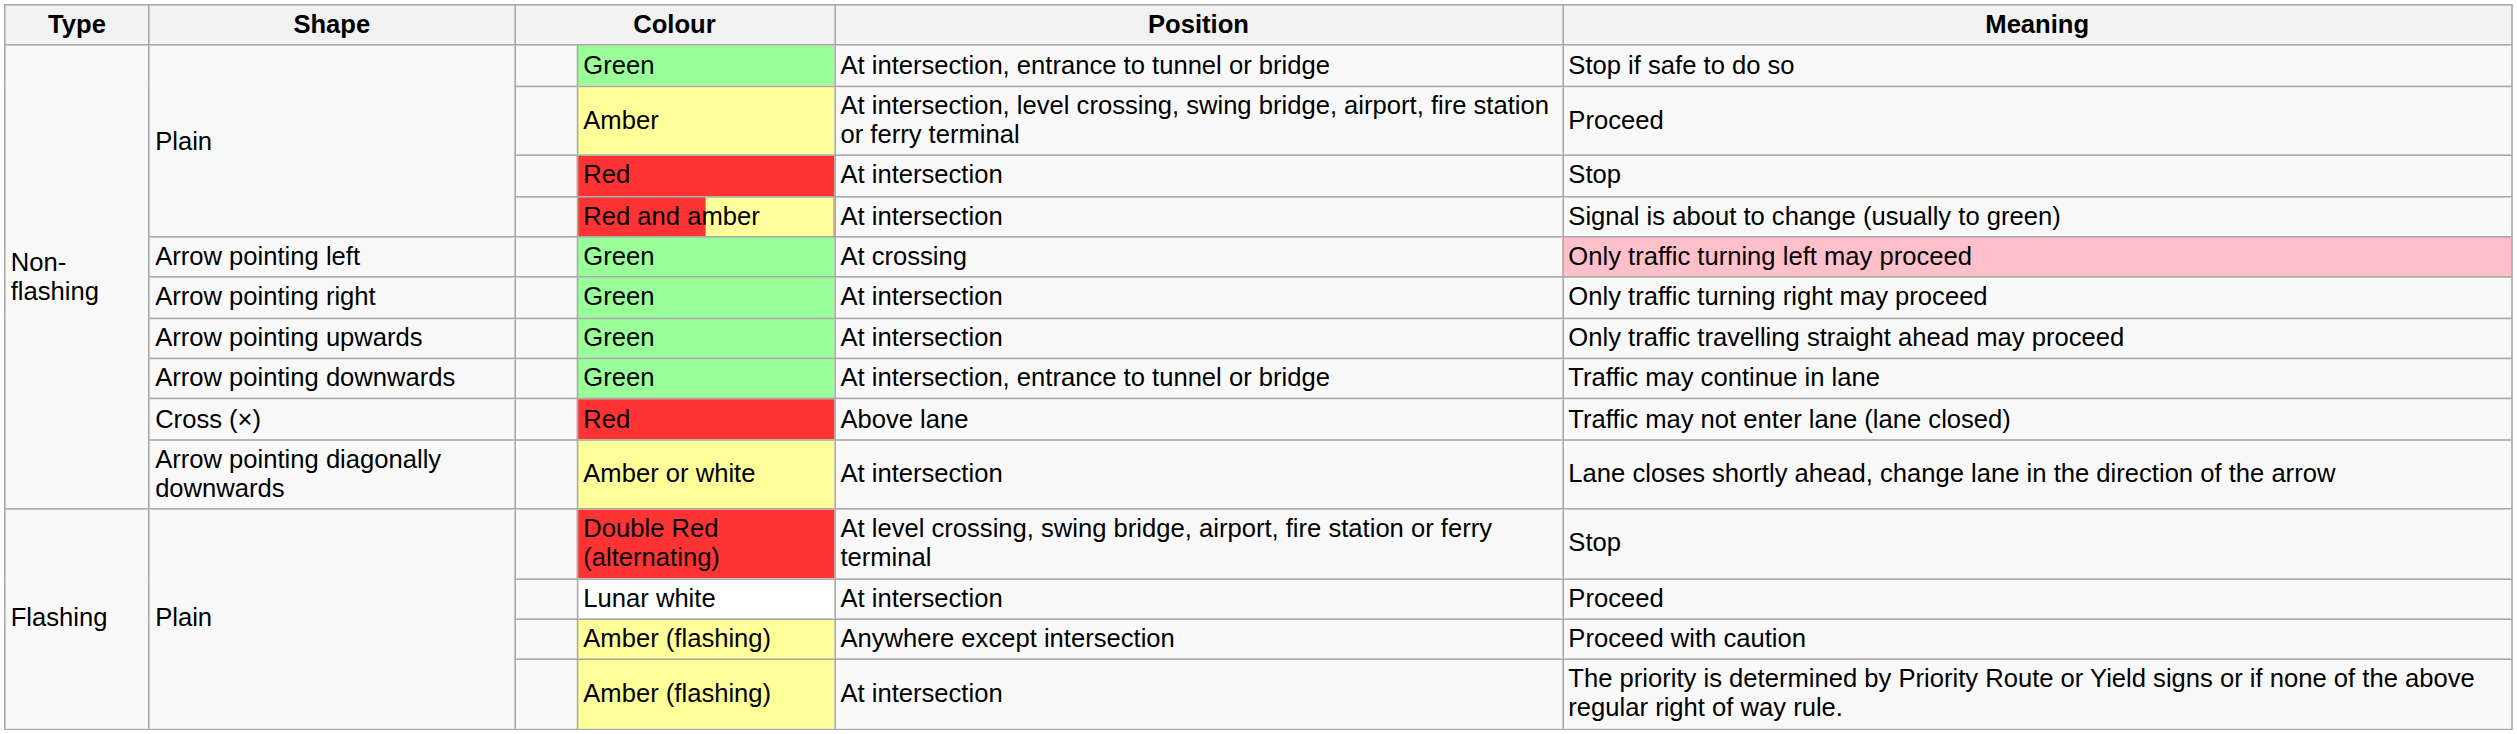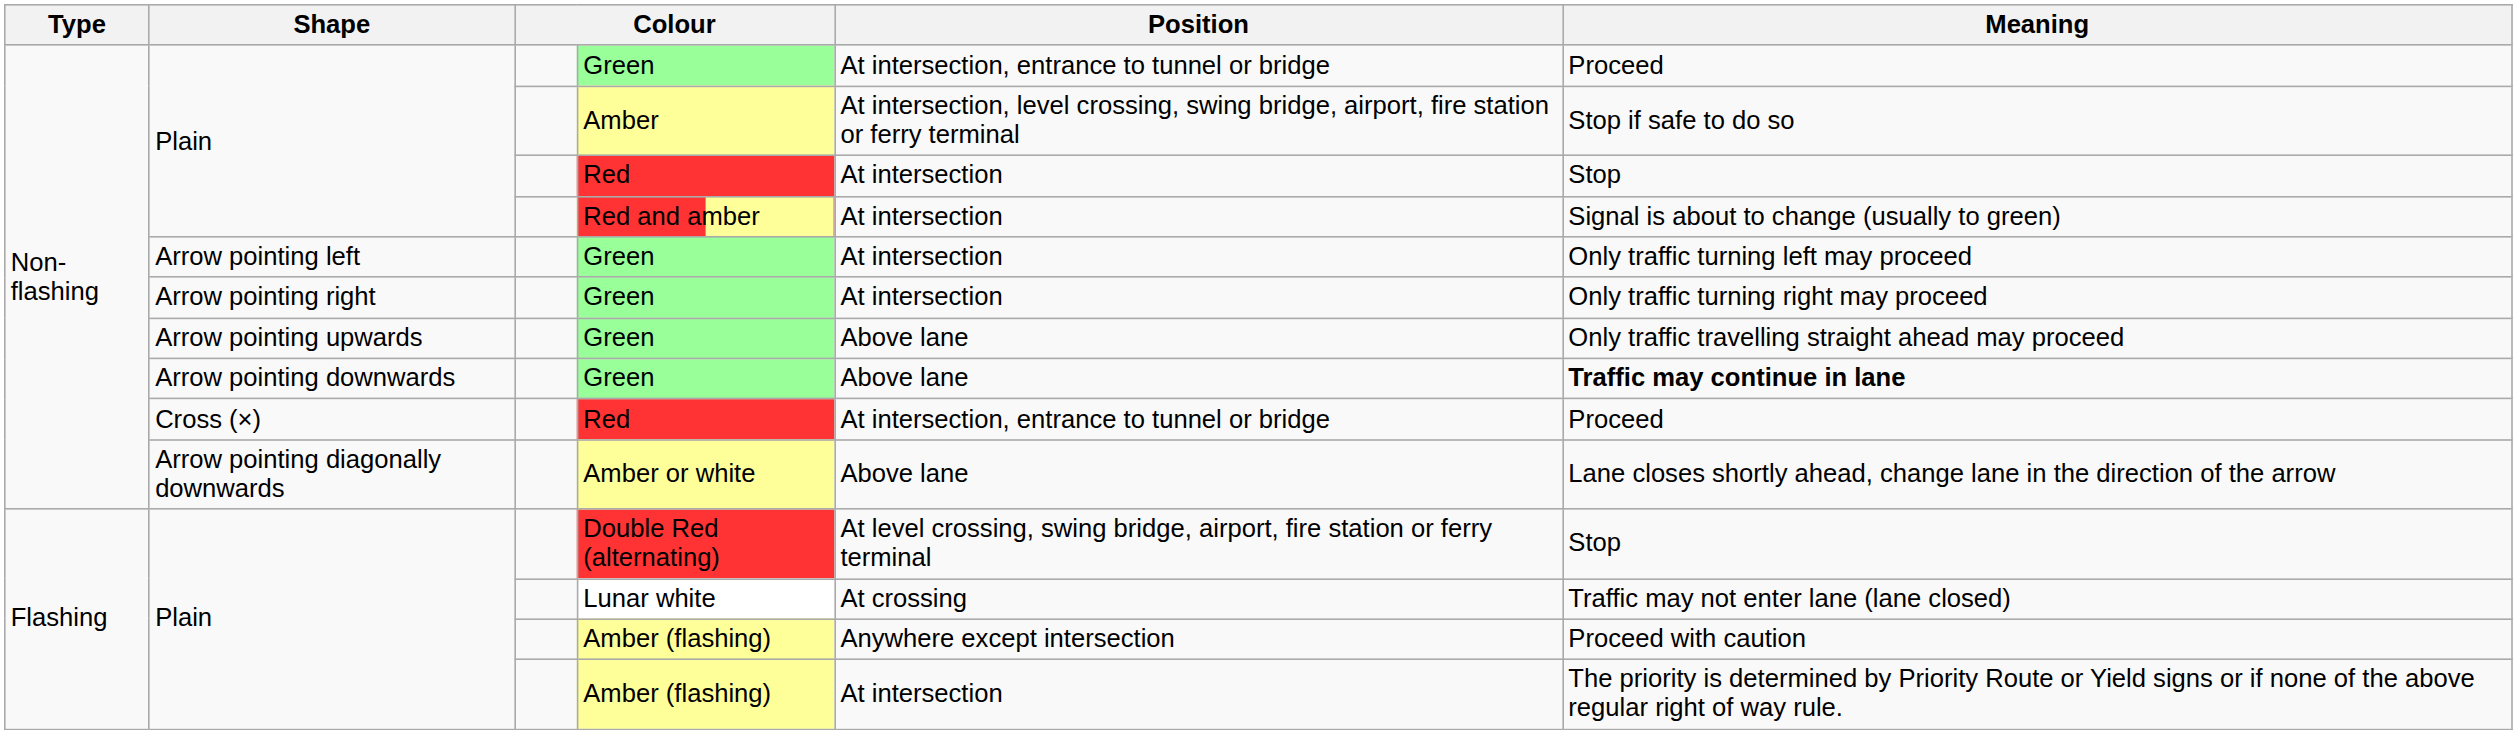(1681, 65) Stop if safe to do so -> (1616, 65) Proceed
(1616, 120) Proceed -> (1681, 120) Stop if safe to do so
(904, 256) At crossing -> (922, 256) At intersection
(1770, 256) pink background -> (1770, 256) no background
(922, 337) At intersection -> (904, 337) Above lane
(1085, 378) At intersection, entrance to tunnel or bridge -> (904, 378) Above lane
(1724, 378) normal -> (1737, 378) bold
(904, 418) Above lane -> (1085, 418) At intersection, entrance to tunnel or bridge
(1790, 418) Traffic may not enter lane (lane closed) -> (1616, 418) Proceed
(922, 474) At intersection -> (904, 474) Above lane
(922, 598) At intersection -> (904, 598) At crossing
(1616, 598) Proceed -> (1790, 598) Traffic may not enter lane (lane closed)
